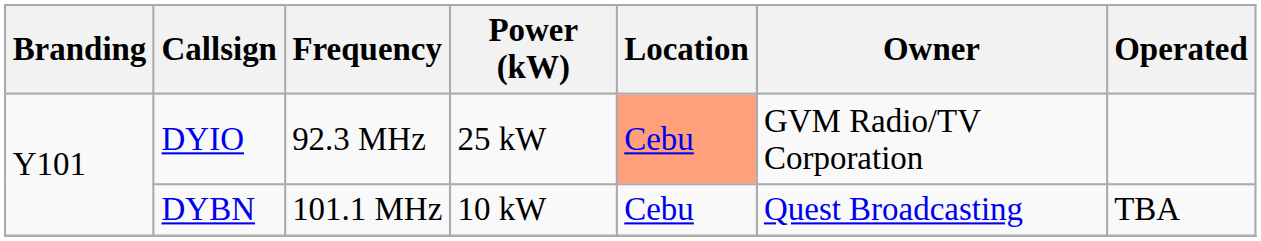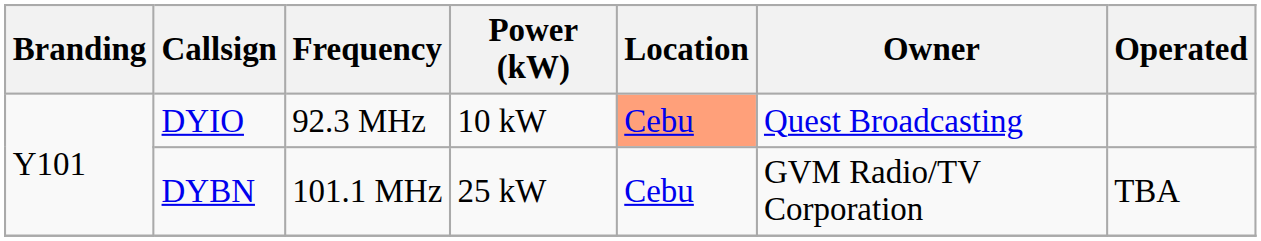(502, 138) 25 kW -> (502, 119) 10 kW
(872, 138) GVM Radio/TV Corporation -> (894, 119) Quest Broadcasting
(502, 209) 10 kW -> (502, 190) 25 kW
(894, 209) Quest Broadcasting -> (872, 190) GVM Radio/TV Corporation
